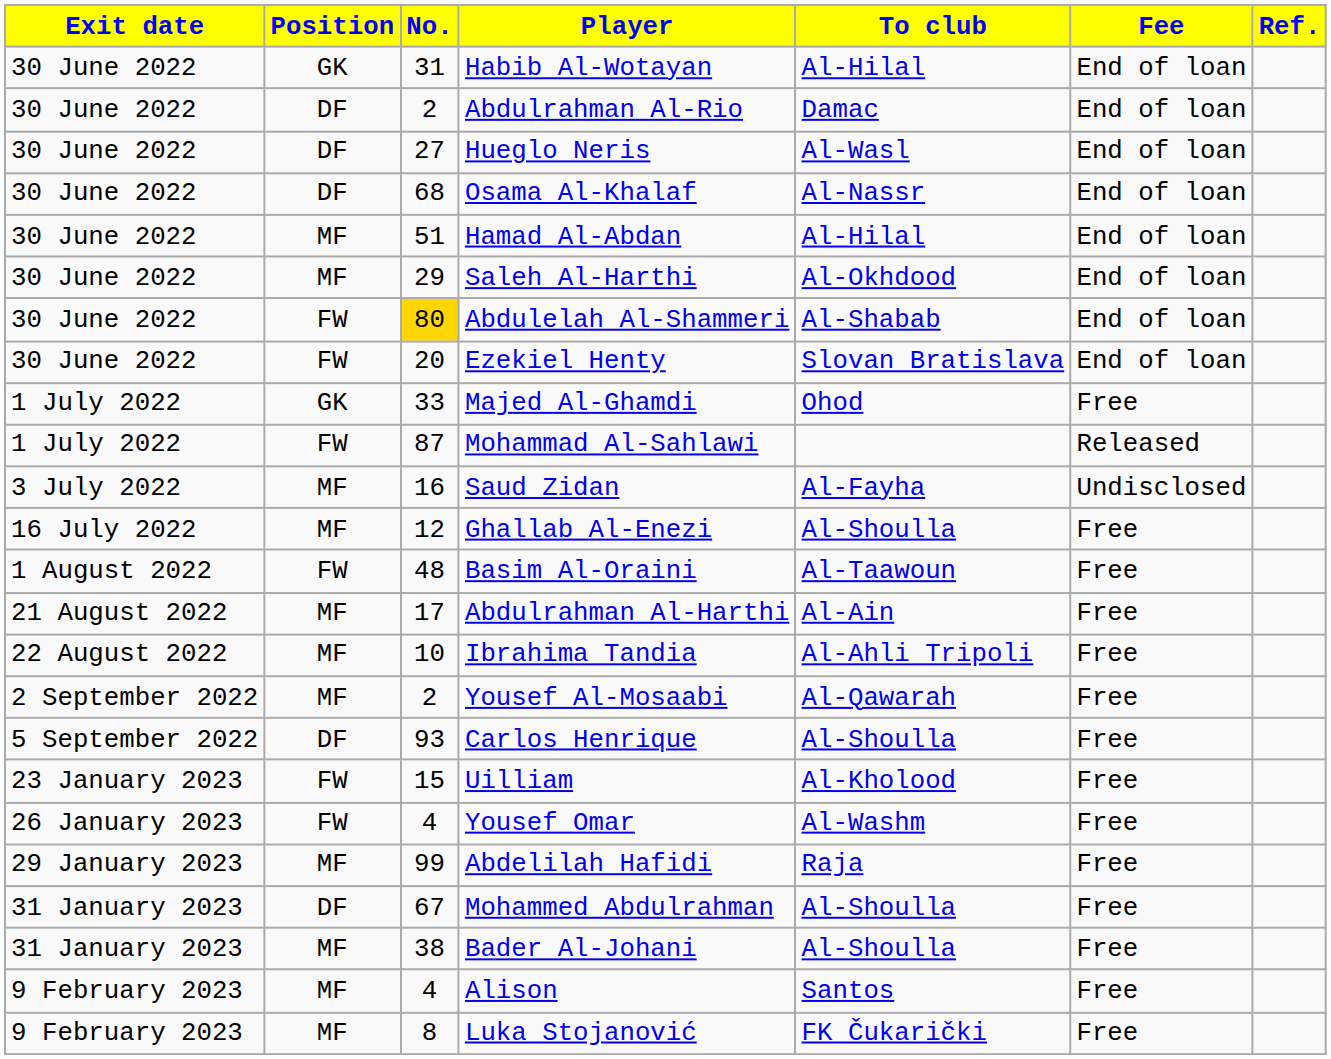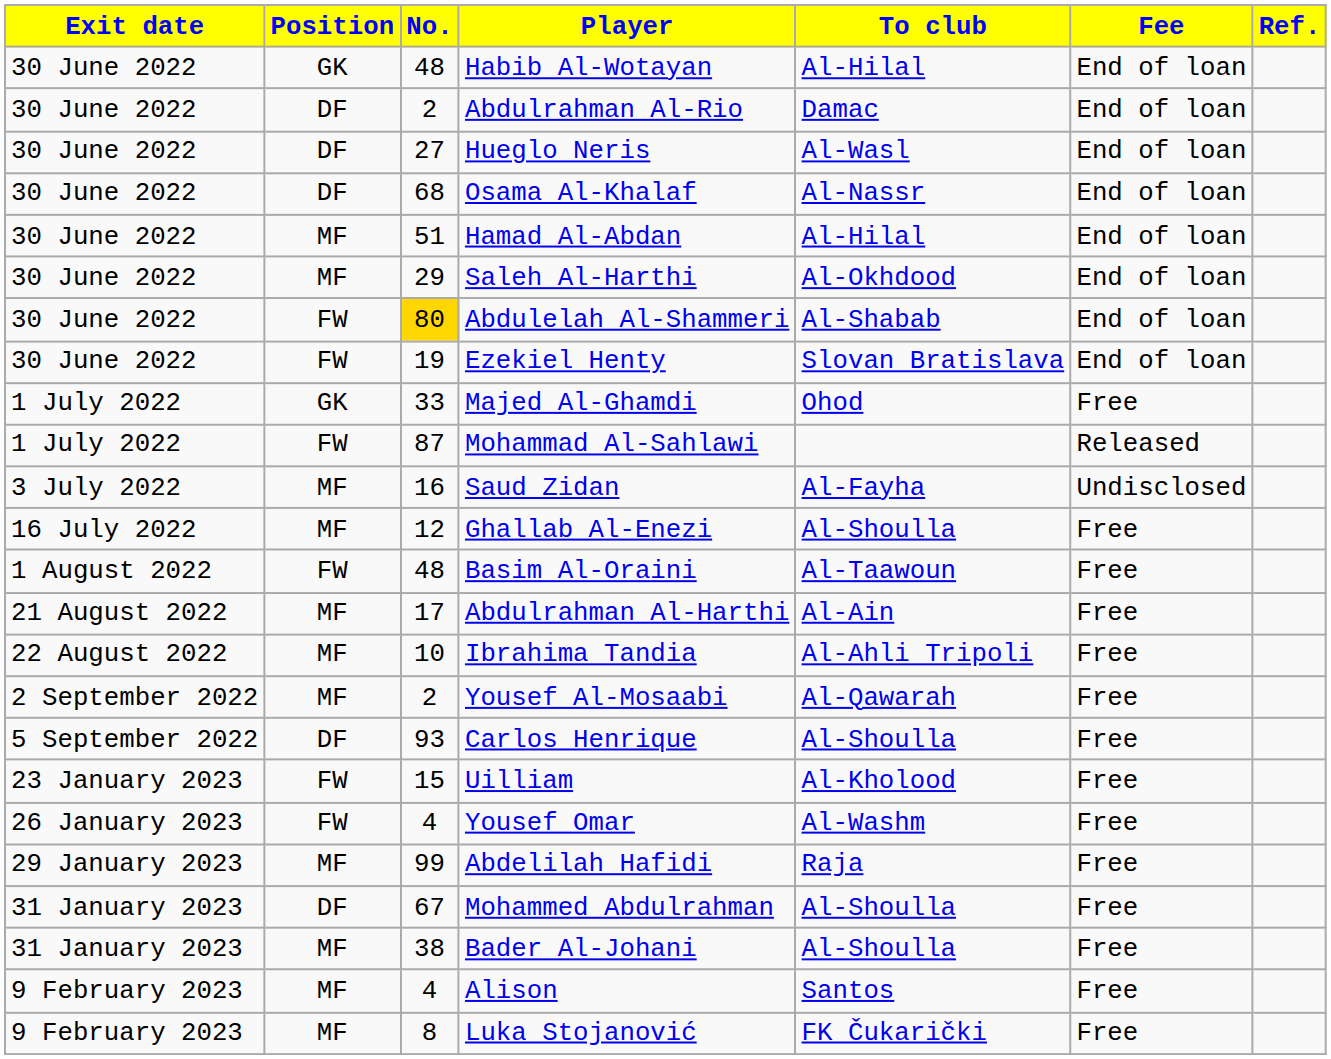(430, 68) 31 -> (430, 68) 48
(430, 362) 20 -> (430, 362) 19
